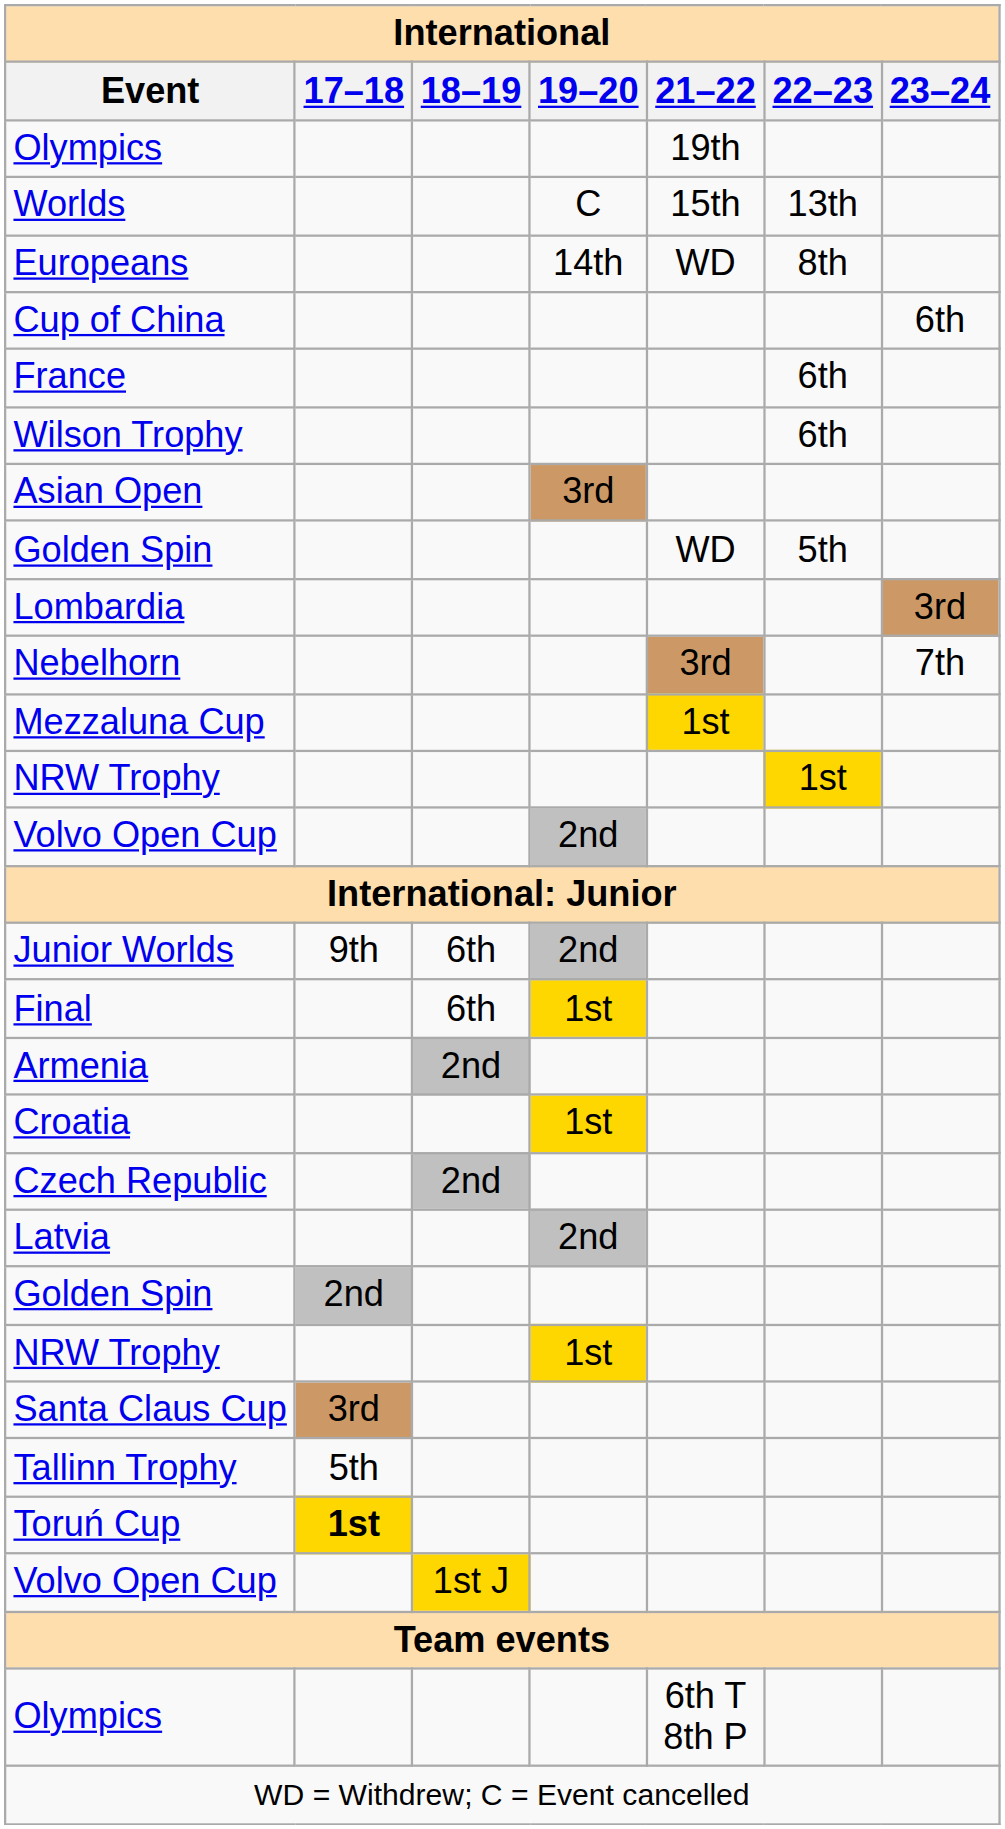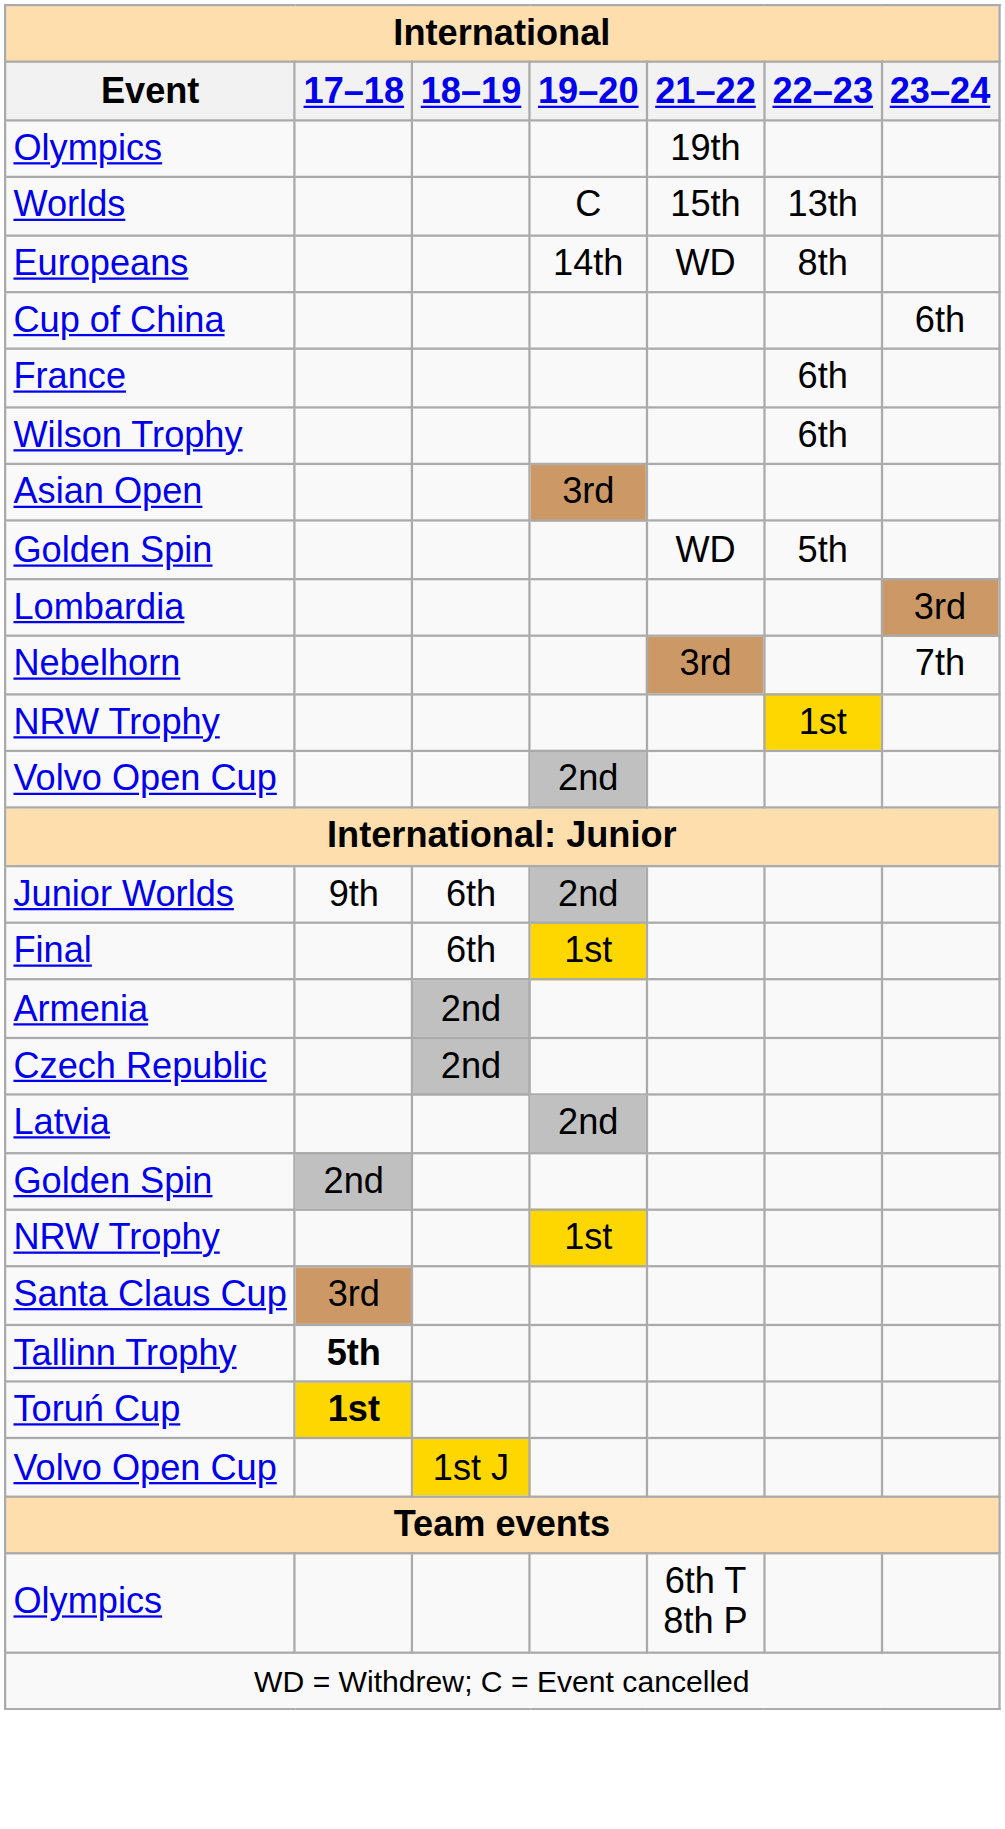- row: (139, 721)
- row: (72, 1122)
(354, 1466) normal -> (354, 1352) bold
